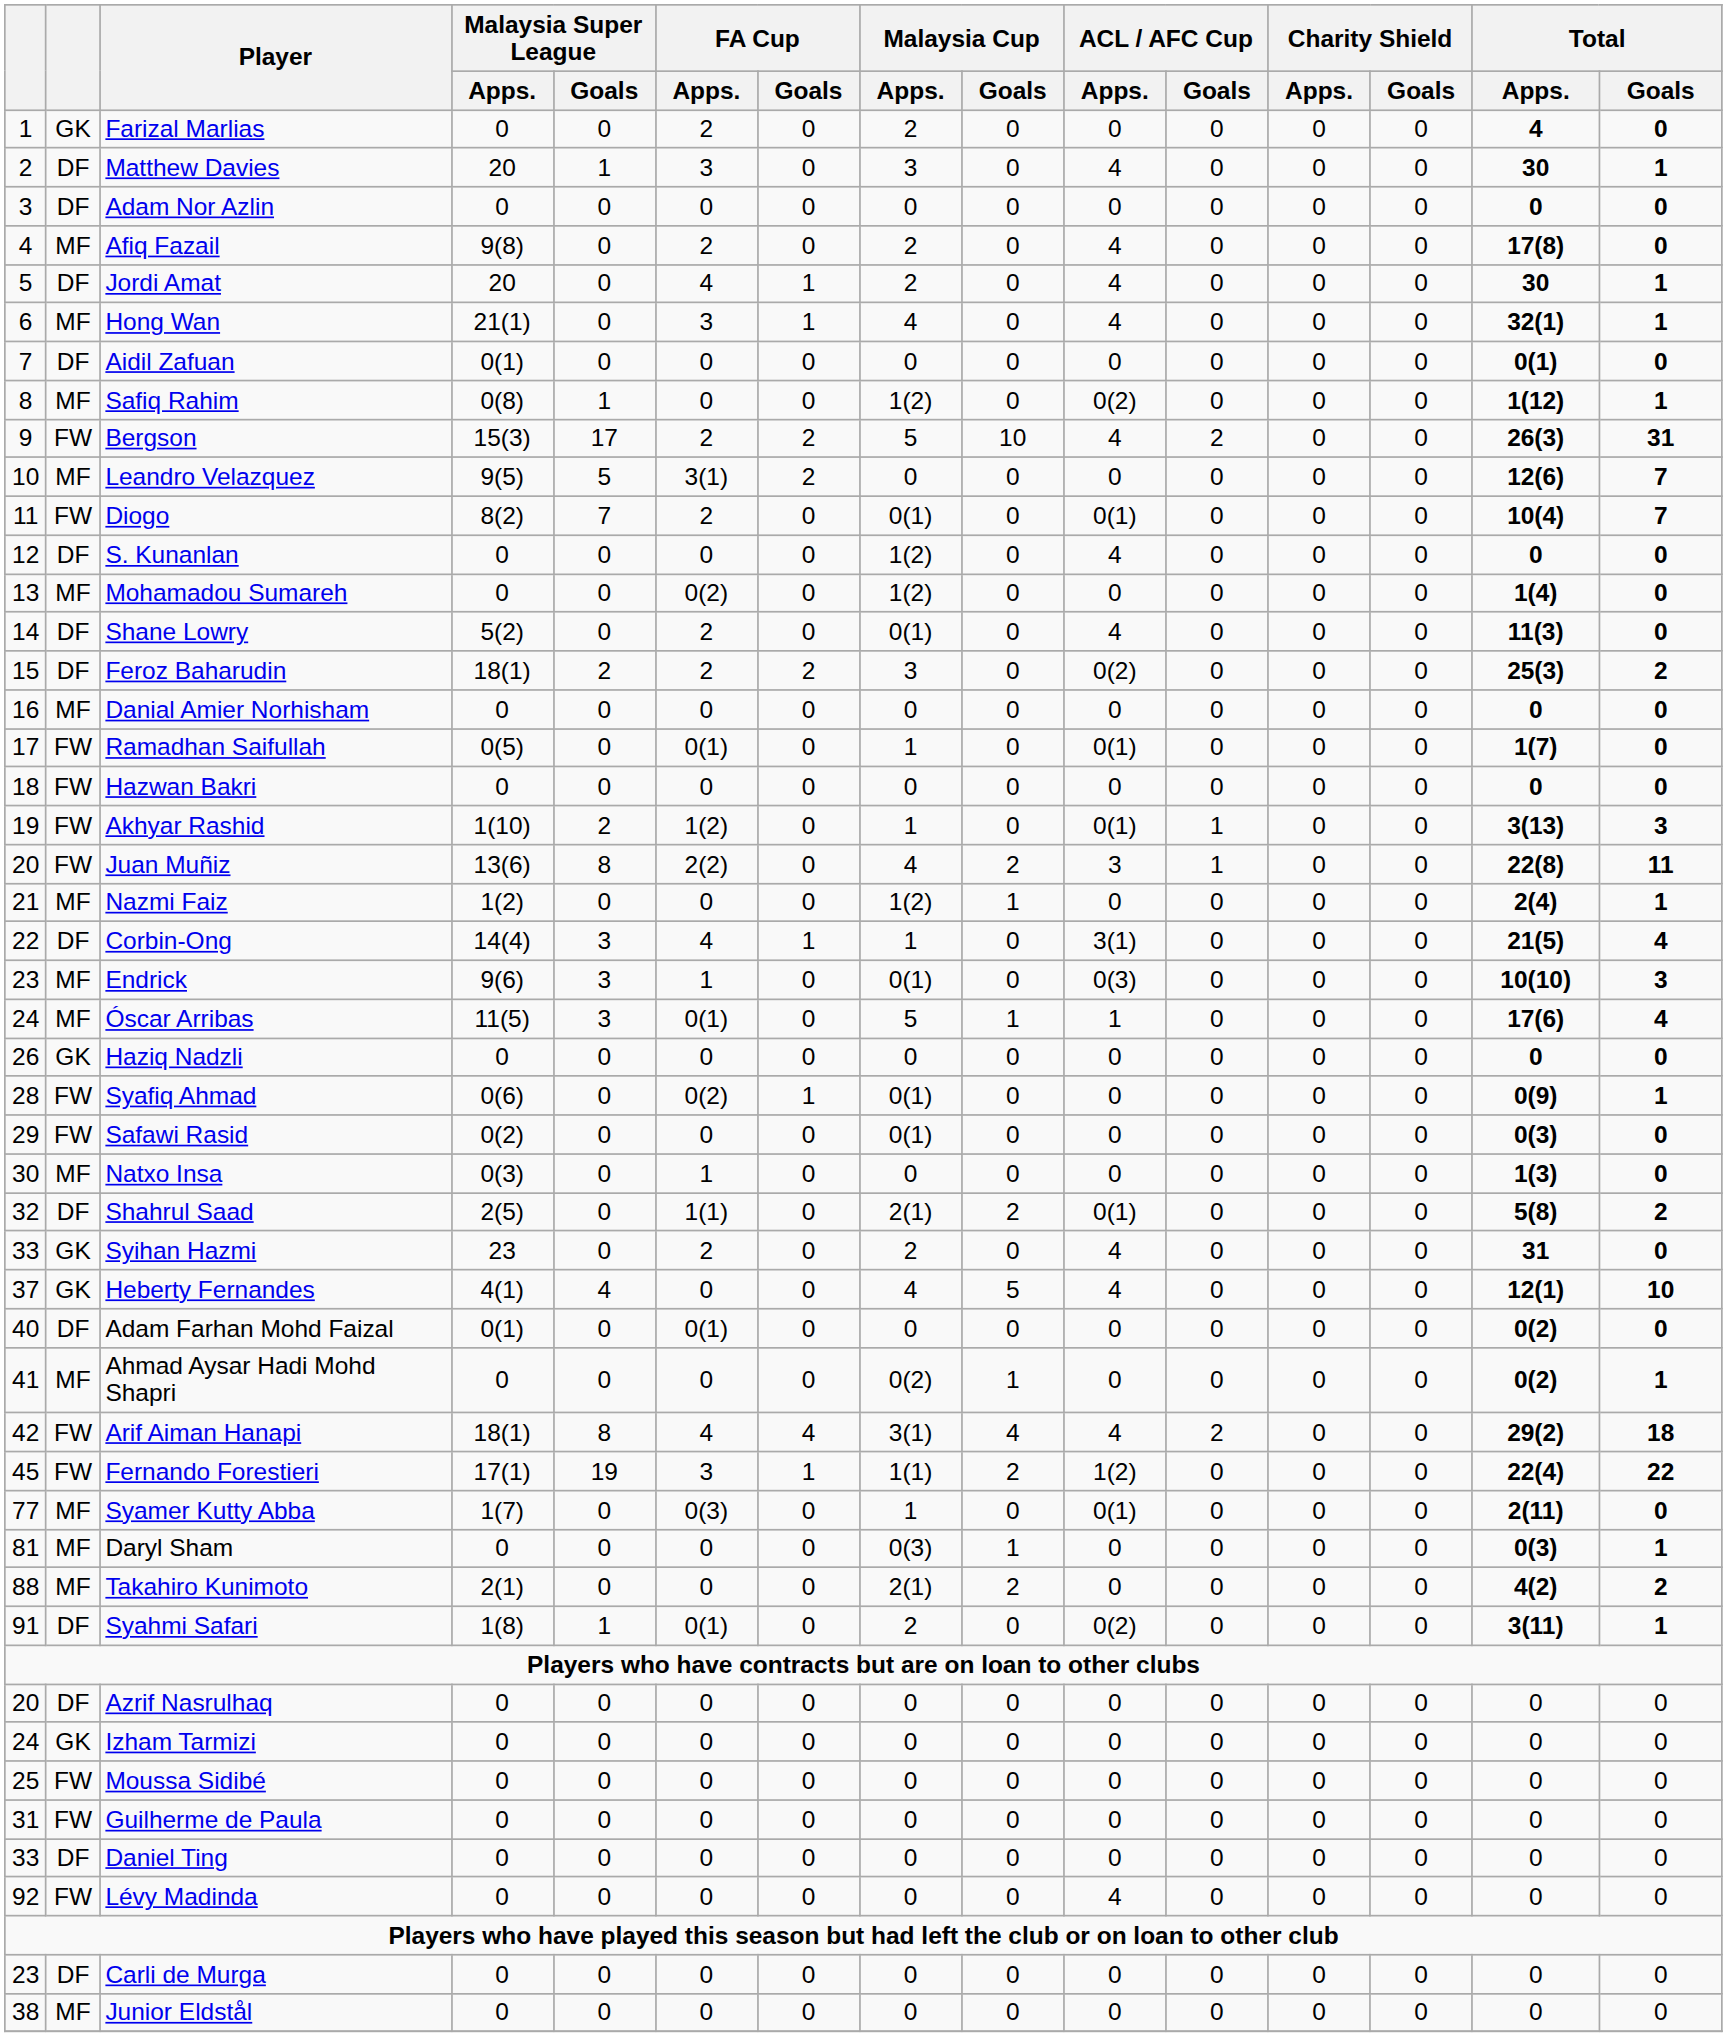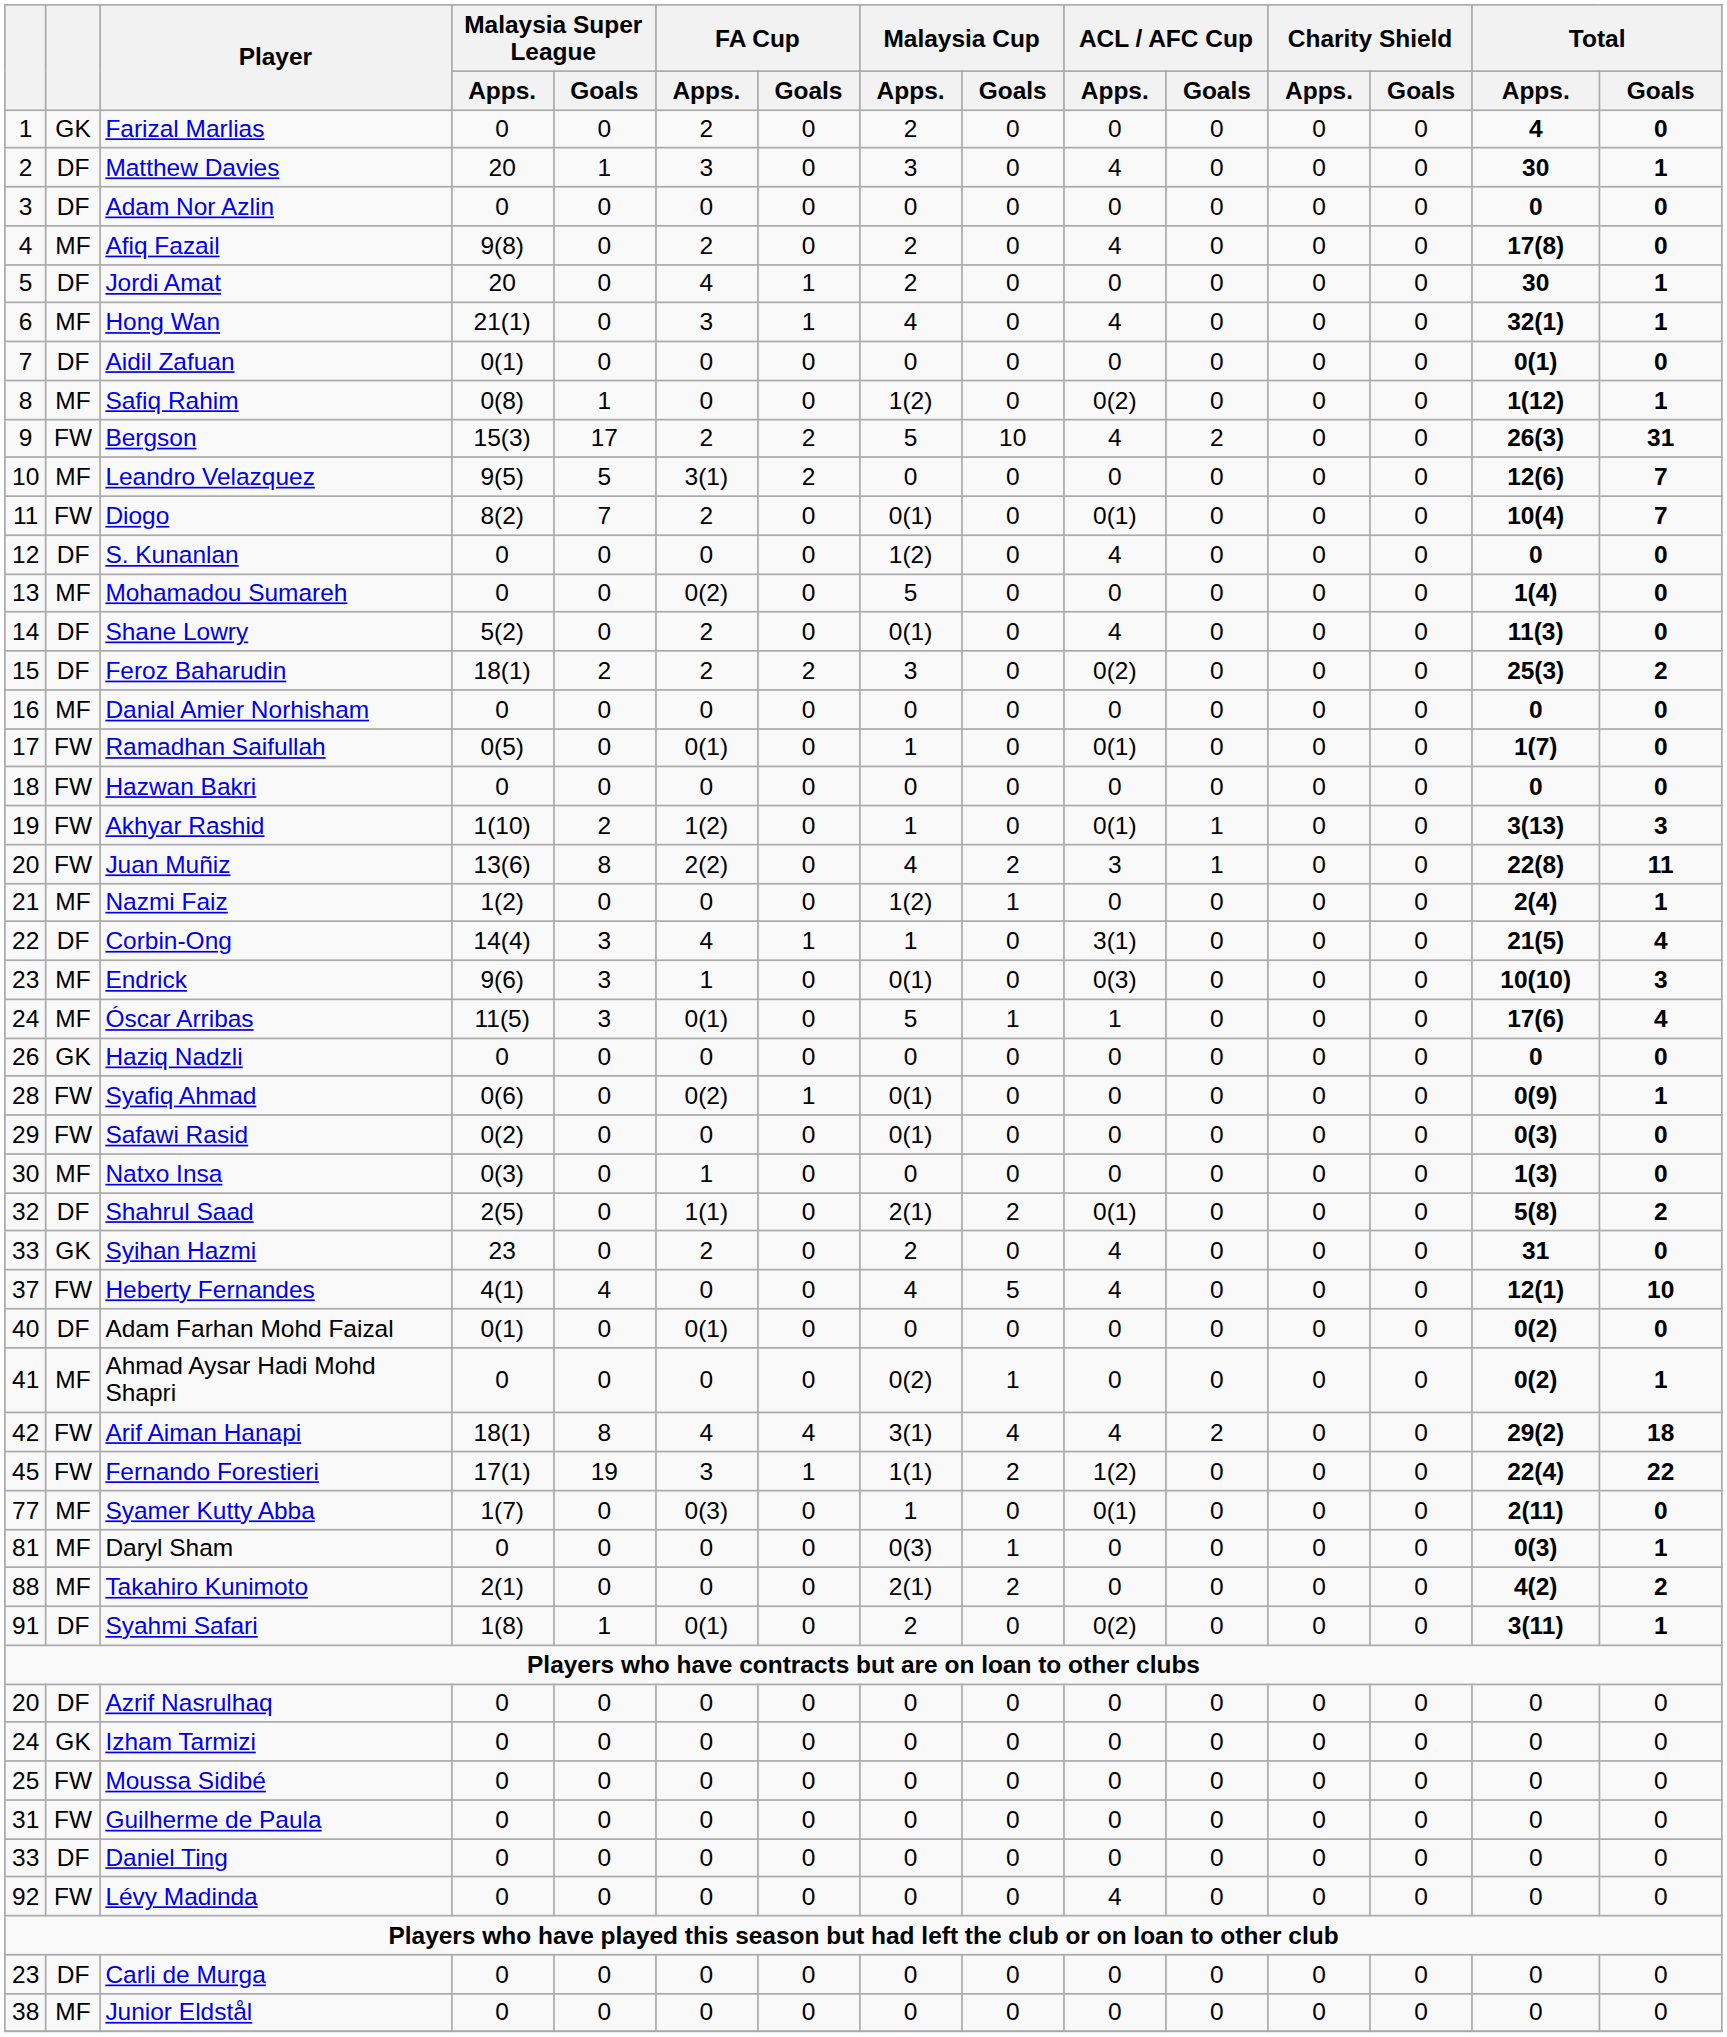(1115, 284) 4 -> (1115, 284) 0
(911, 593) 1(2) -> (911, 593) 5
(73, 1289) GK -> (73, 1289) FW
